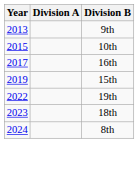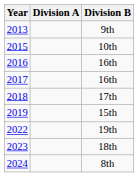+ row: (17, 63)
+ row: (17, 96)
